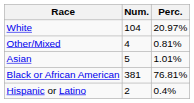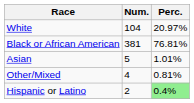rows swapped: (63, 75) <-> (34, 43)
(165, 91) no background -> (165, 91) lightgreen background
